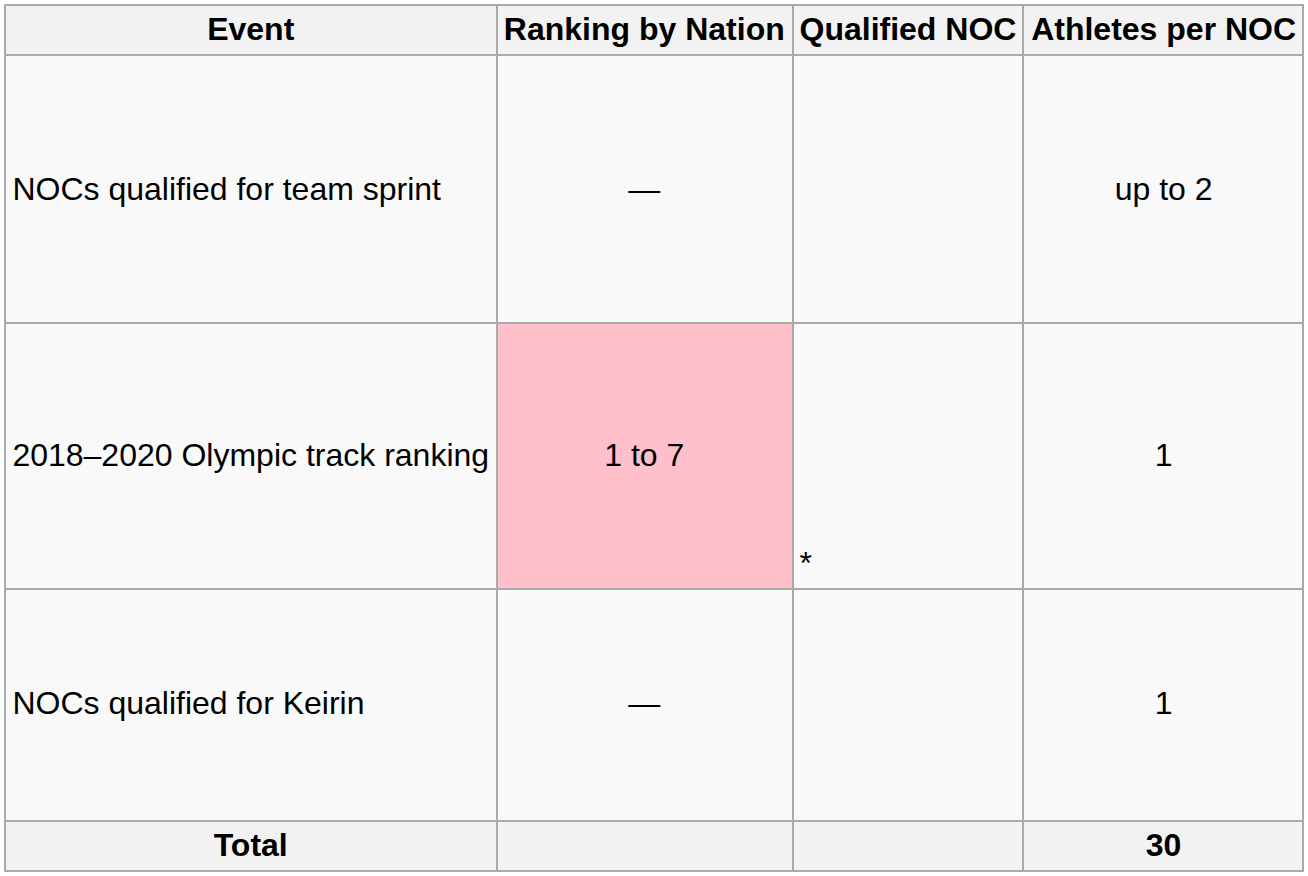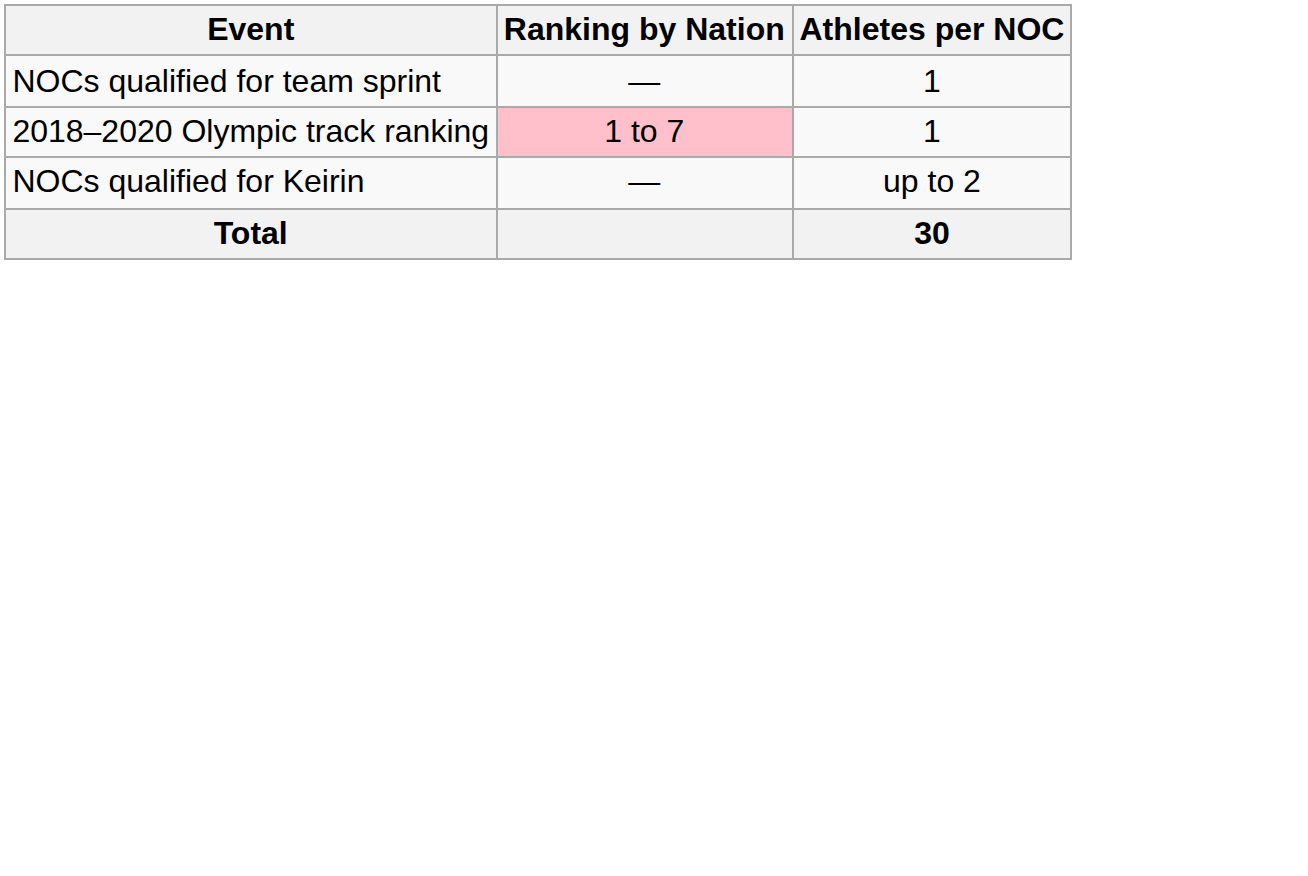- column: (908, 29)
(1164, 188) up to 2 -> (932, 80) 1
(1164, 704) 1 -> (932, 182) up to 2
